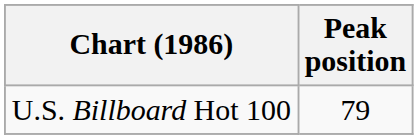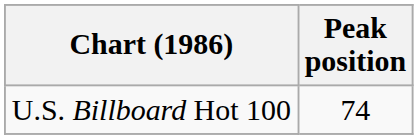(355, 109) 79 -> (355, 109) 74
